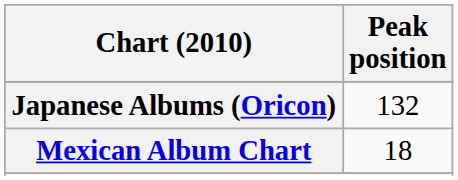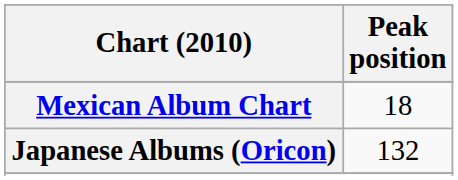rows swapped: (174, 104) <-> (174, 150)
